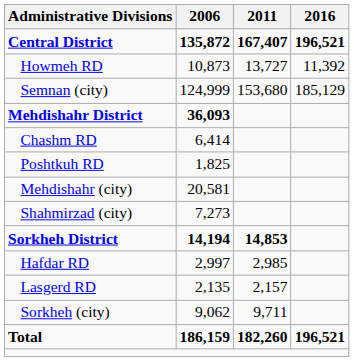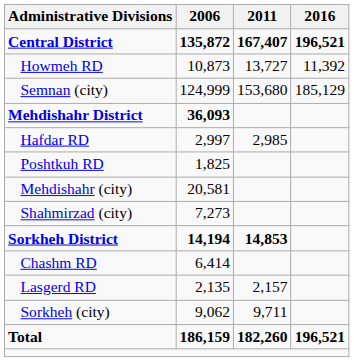rows swapped: (59, 139) <-> (55, 262)
